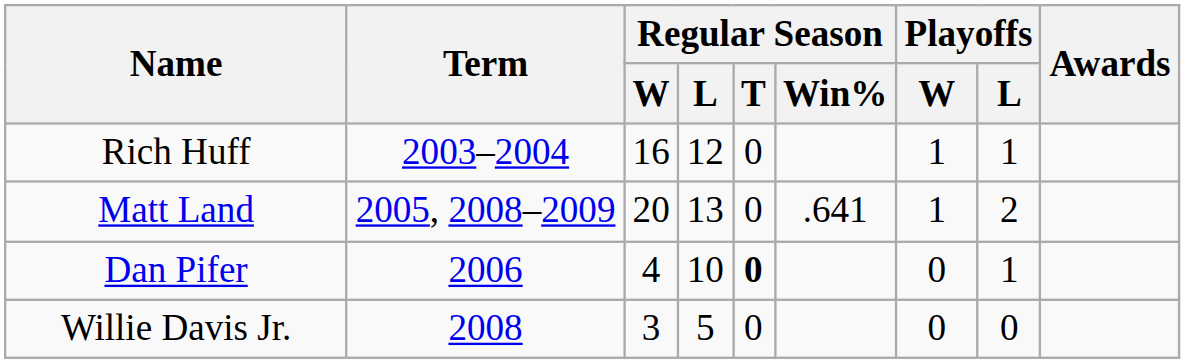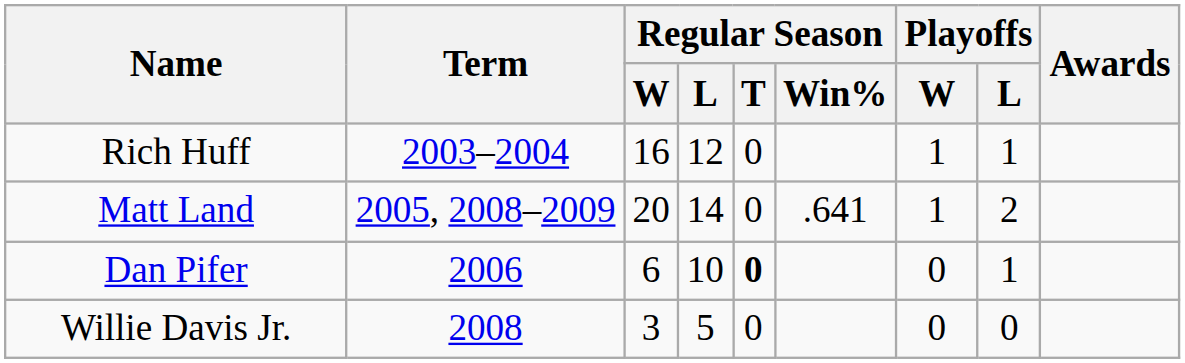(705, 210) 13 -> (705, 210) 14
(651, 269) 4 -> (651, 269) 6
